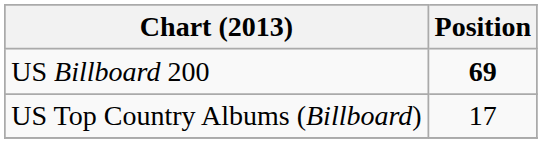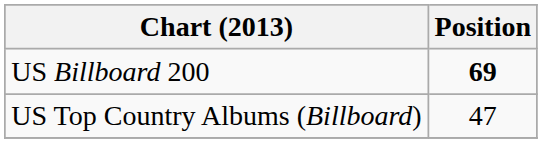(483, 115) 17 -> (483, 115) 47
